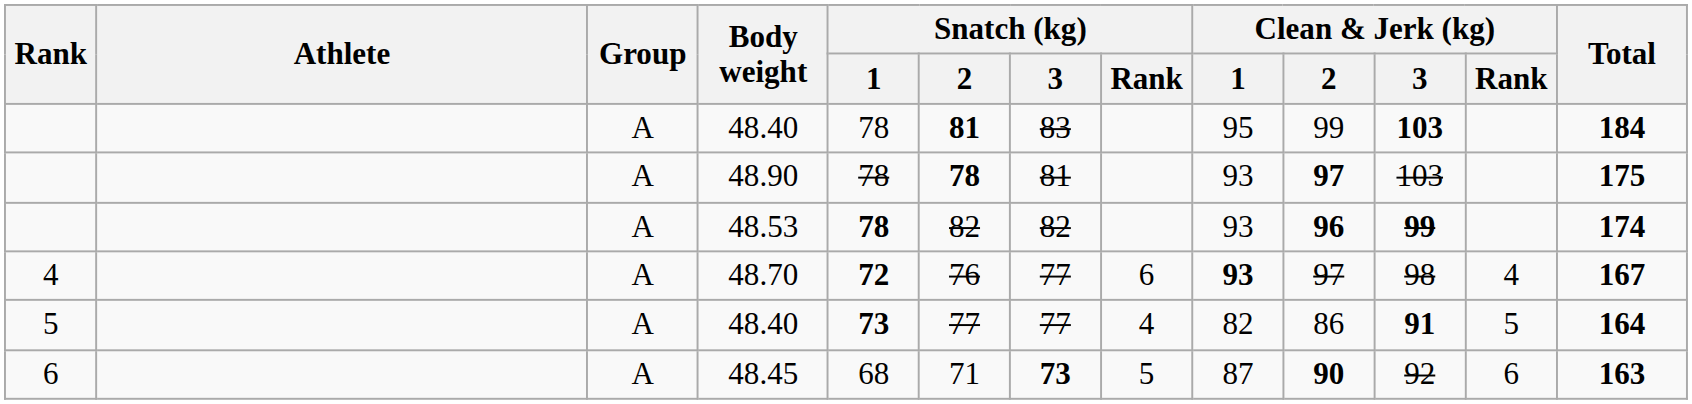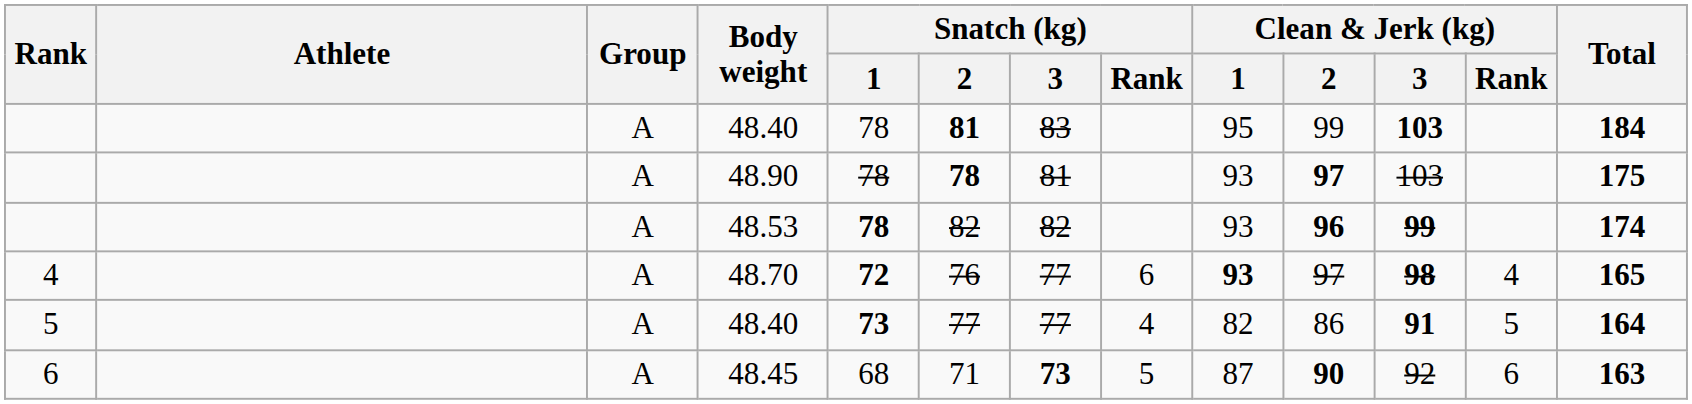(1420, 275) normal -> (1420, 275) bold
(1622, 275) 167 -> (1622, 275) 165
